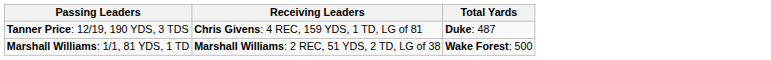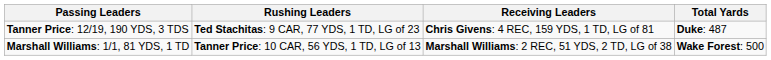+ column: (307, 13)
